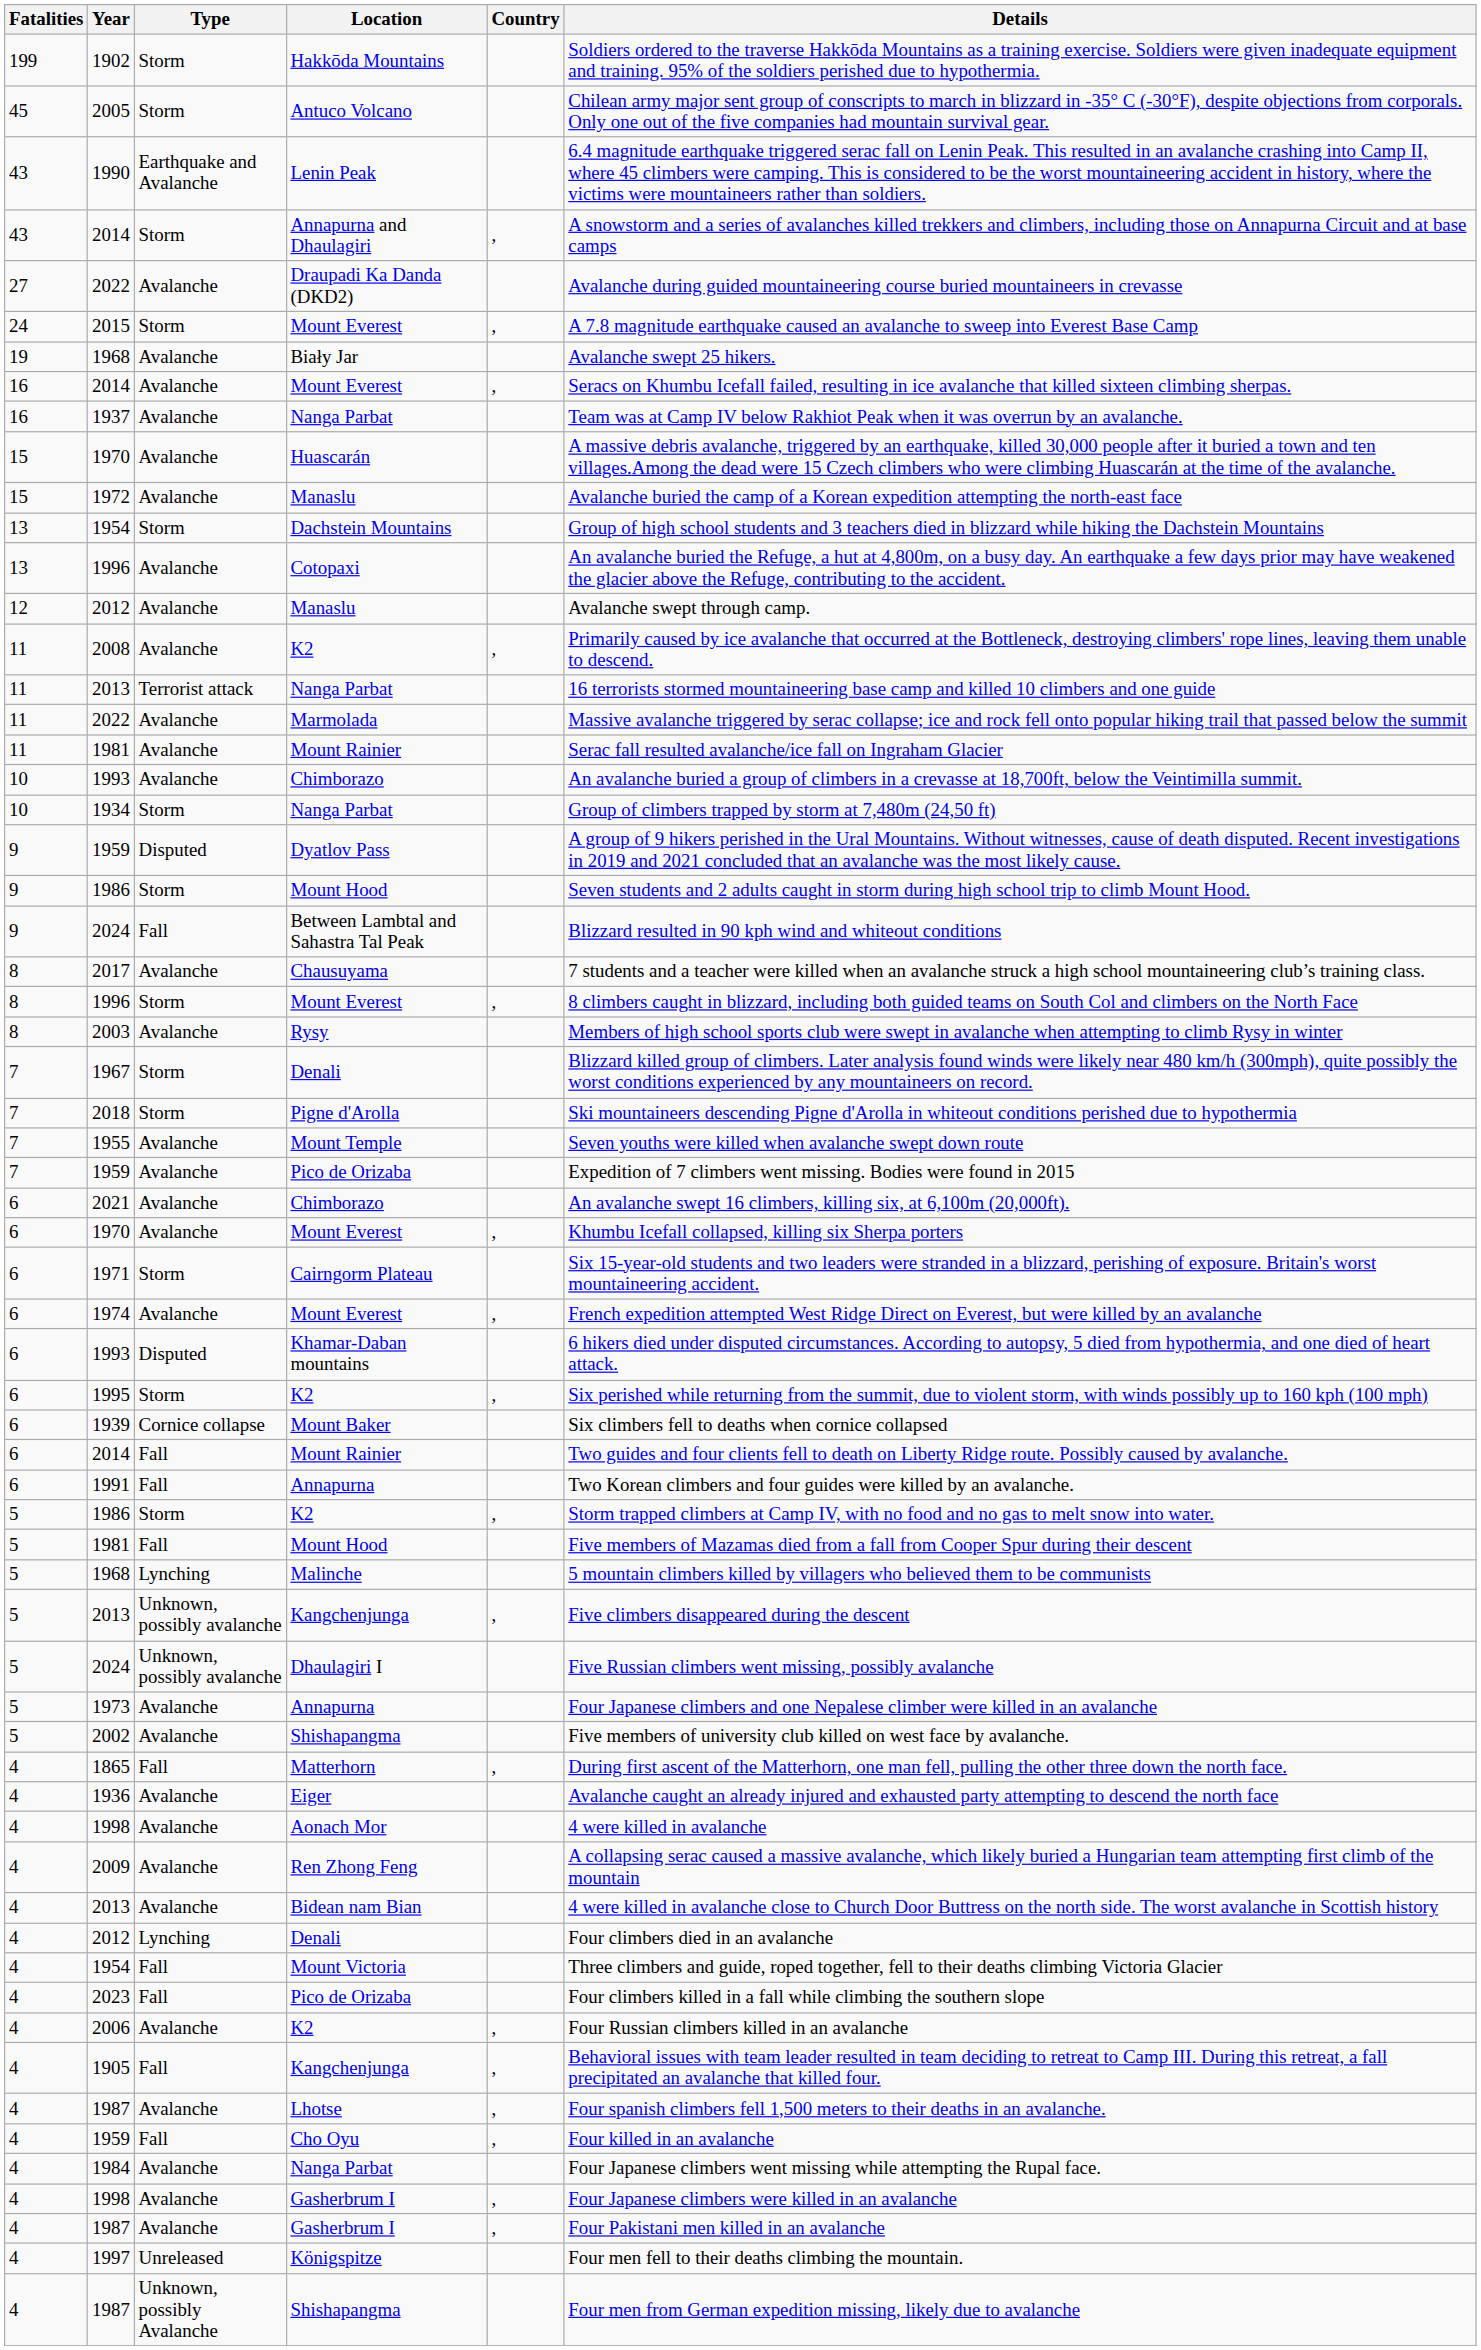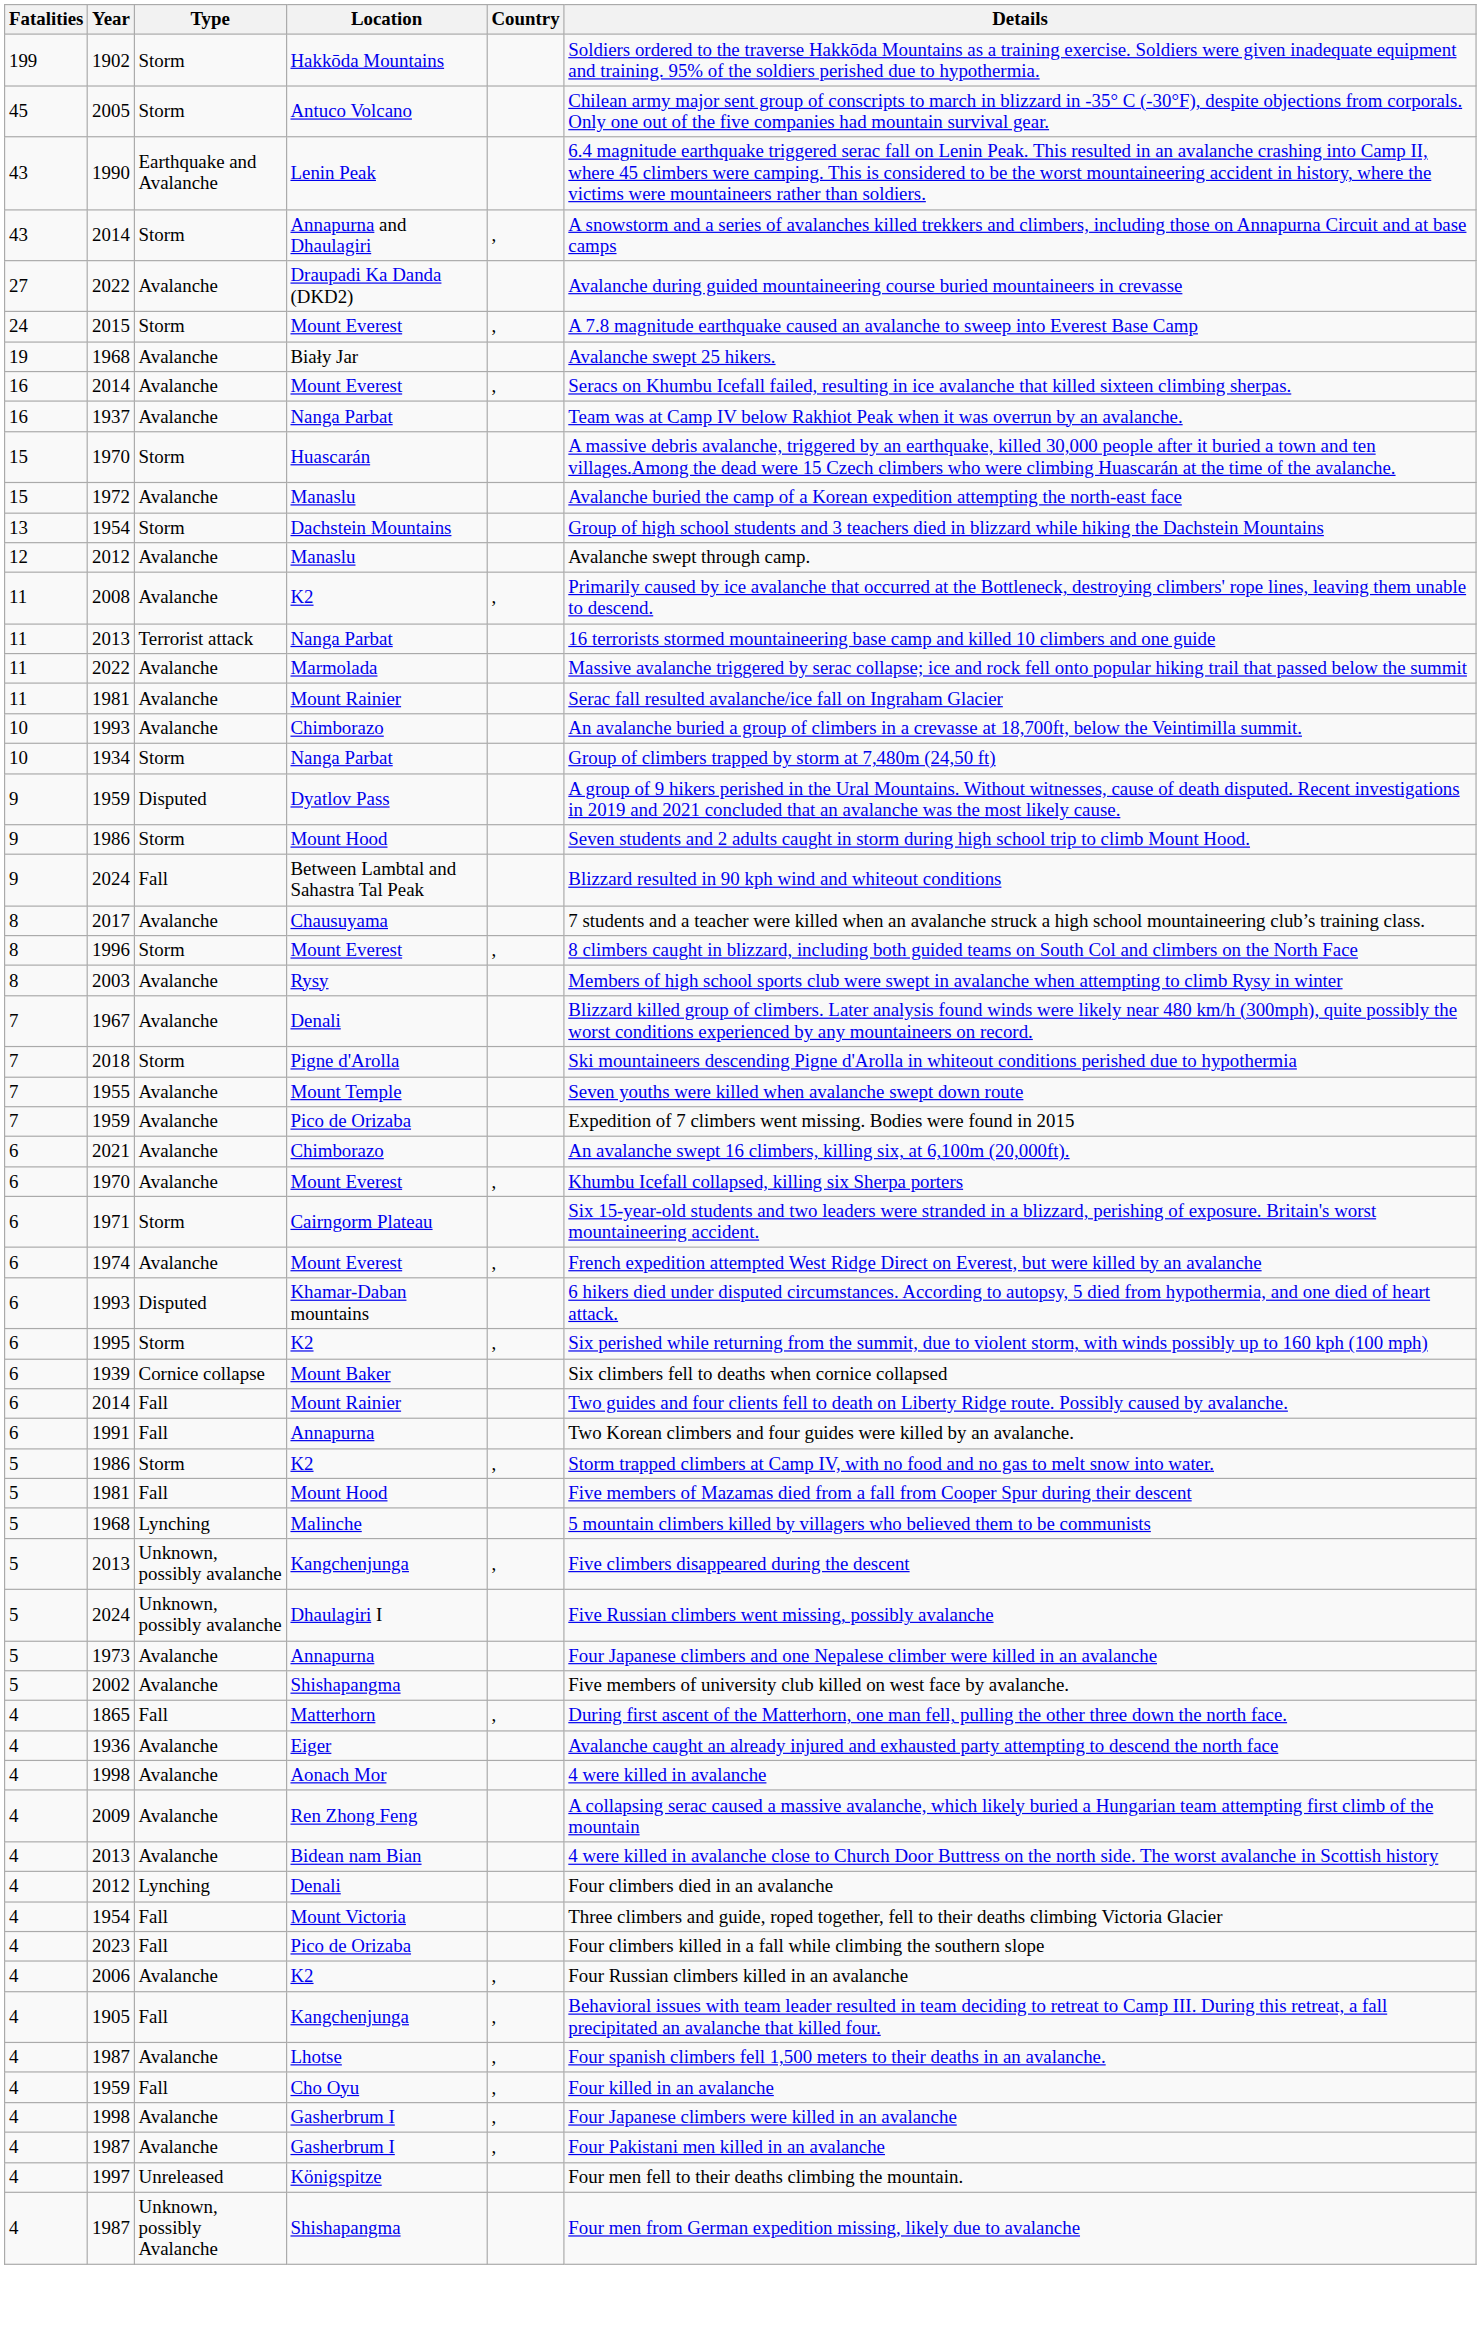(178, 456) Avalanche -> (162, 456) Storm
- row: (111, 568)
(162, 1072) Storm -> (178, 1020) Avalanche
- row: (111, 2168)
